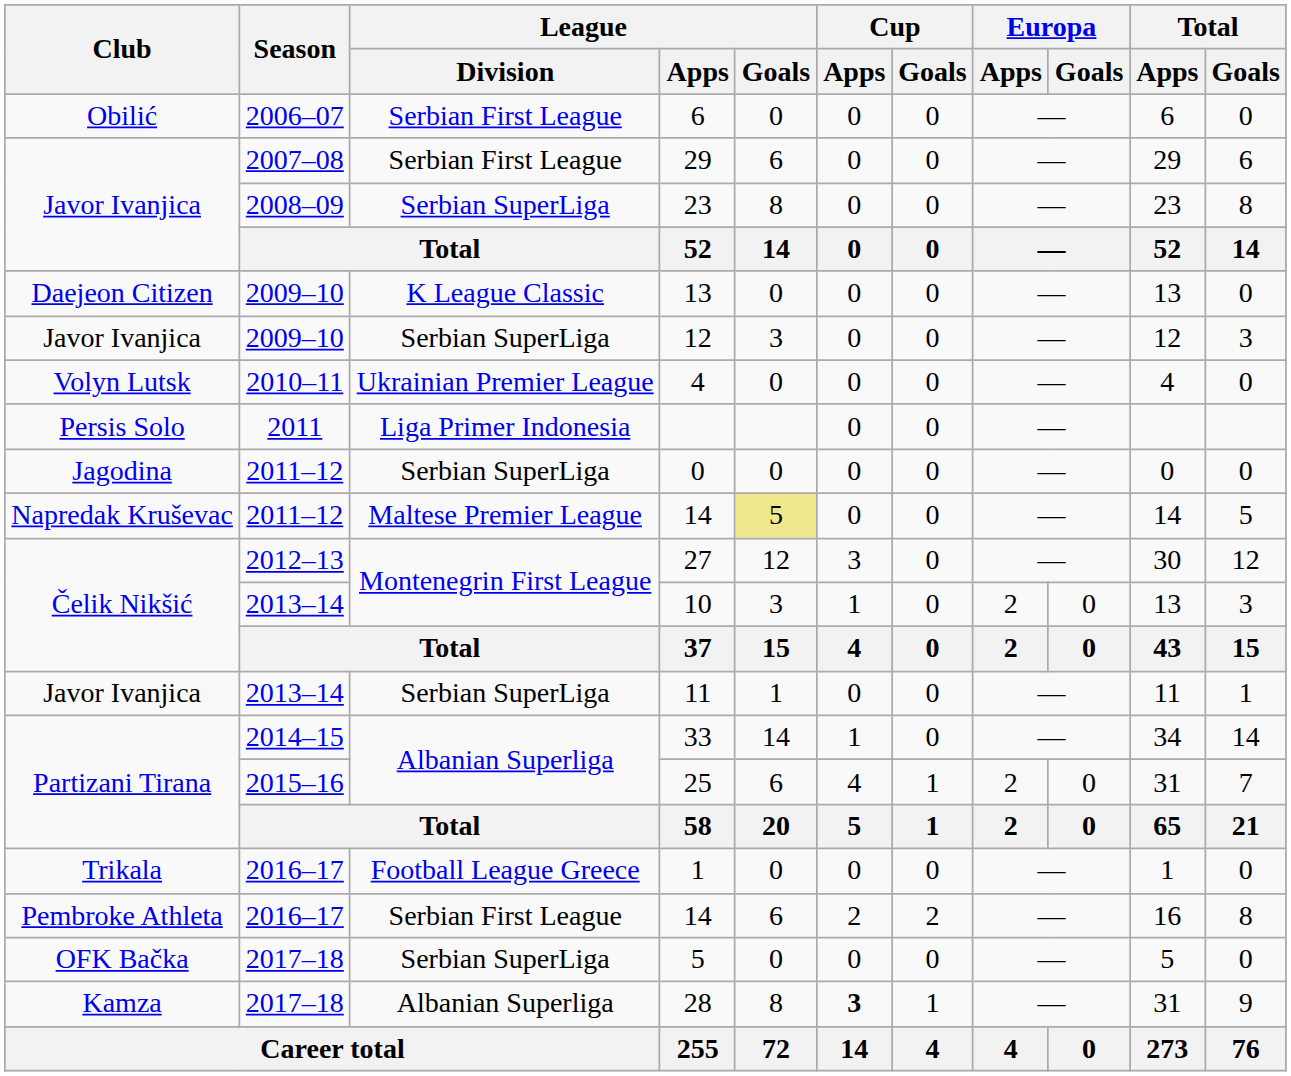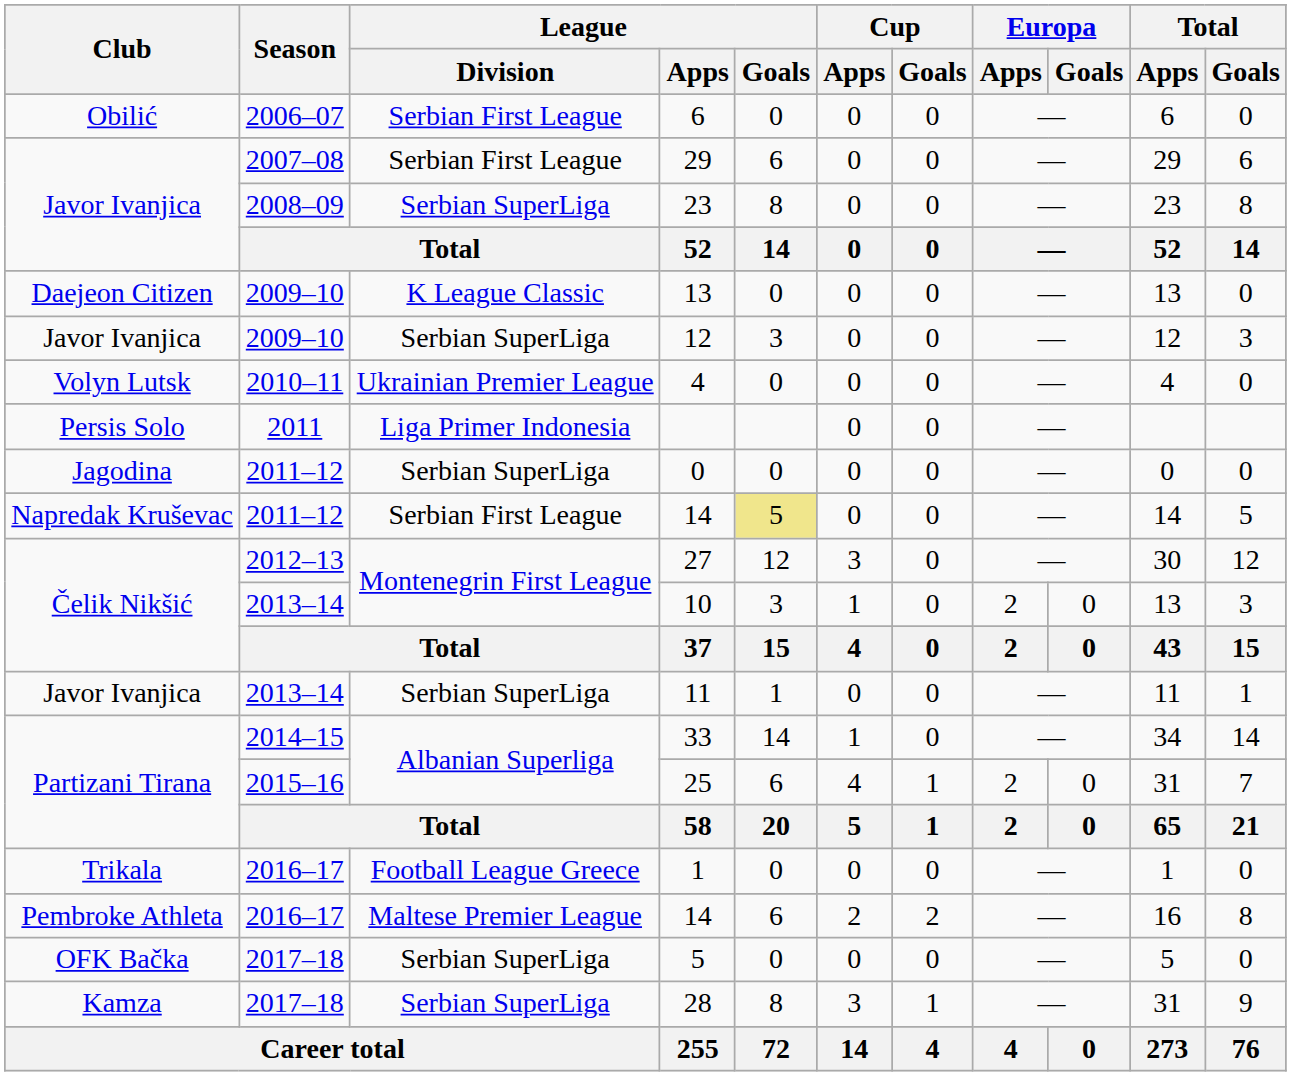(505, 515) Maltese Premier League -> (505, 515) Serbian First League
(505, 914) Serbian First League -> (505, 914) Maltese Premier League
(505, 1003) Albanian Superliga -> (505, 1003) Serbian SuperLiga
(854, 1003) bold -> (854, 1003) normal
